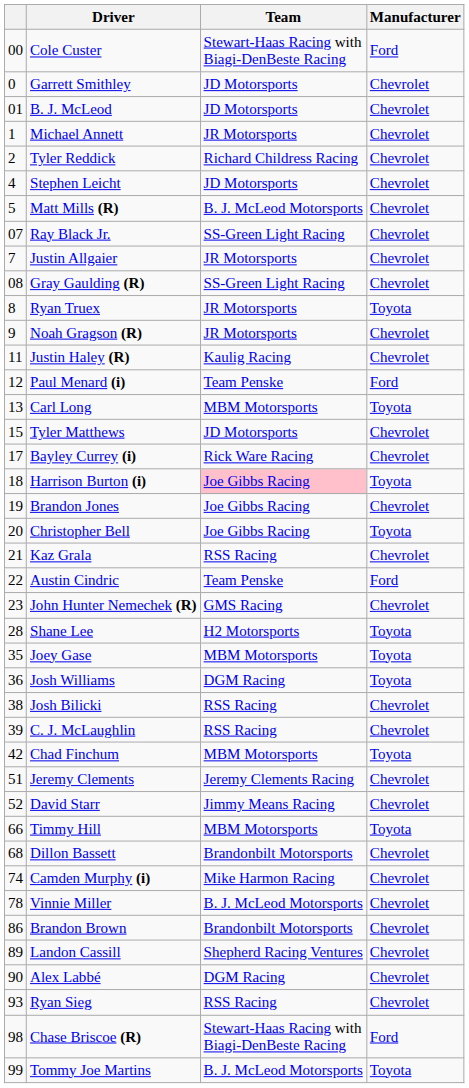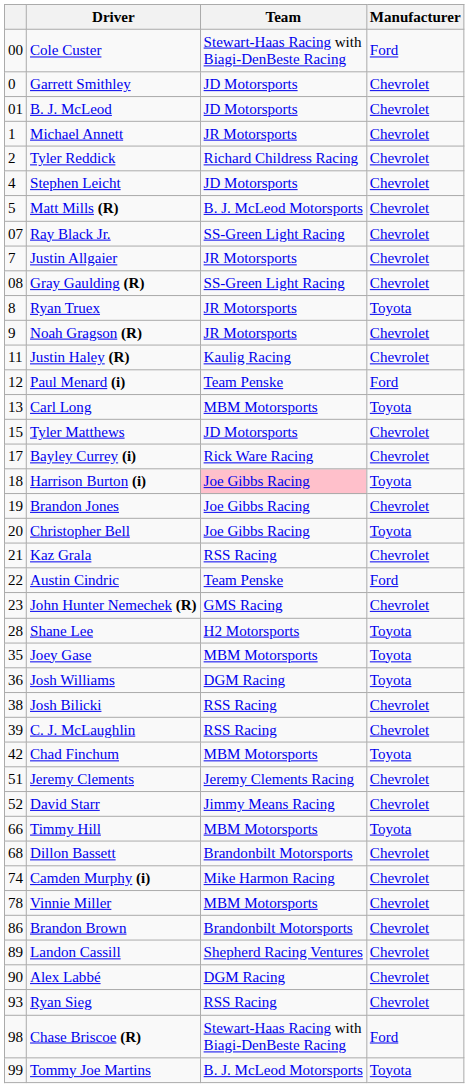(283, 903) B. J. McLeod Motorsports -> (261, 903) MBM Motorsports
